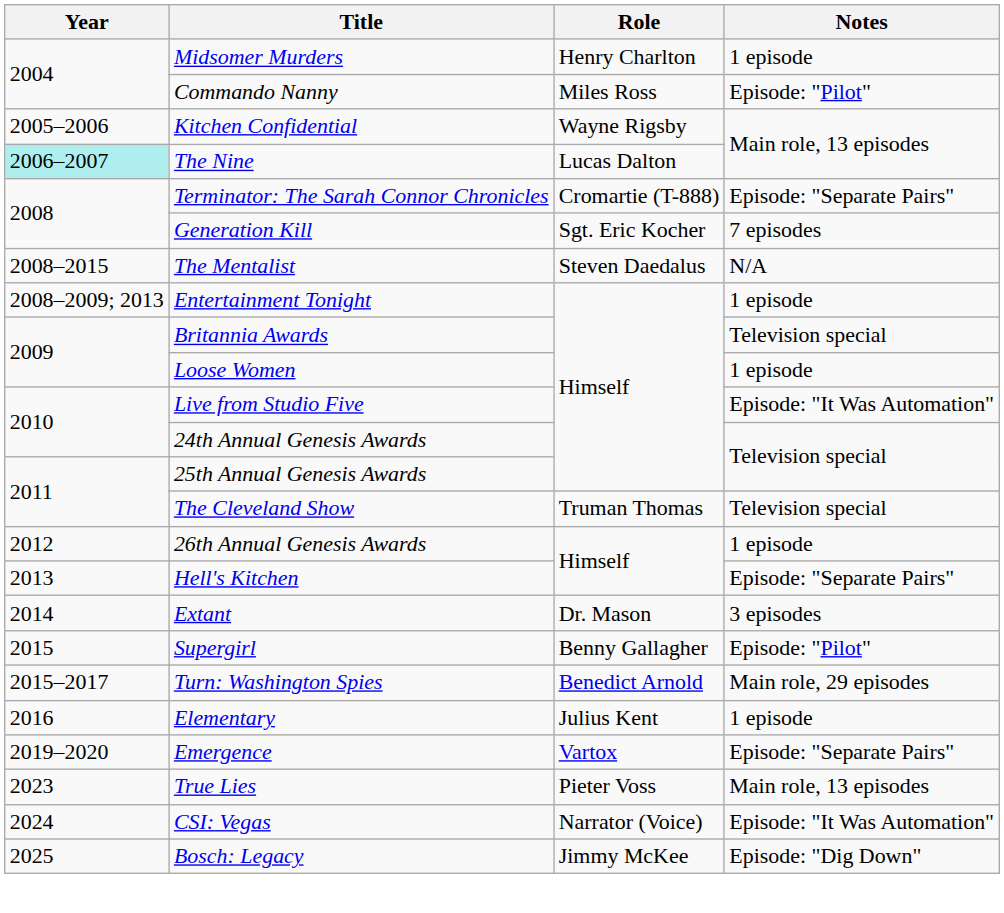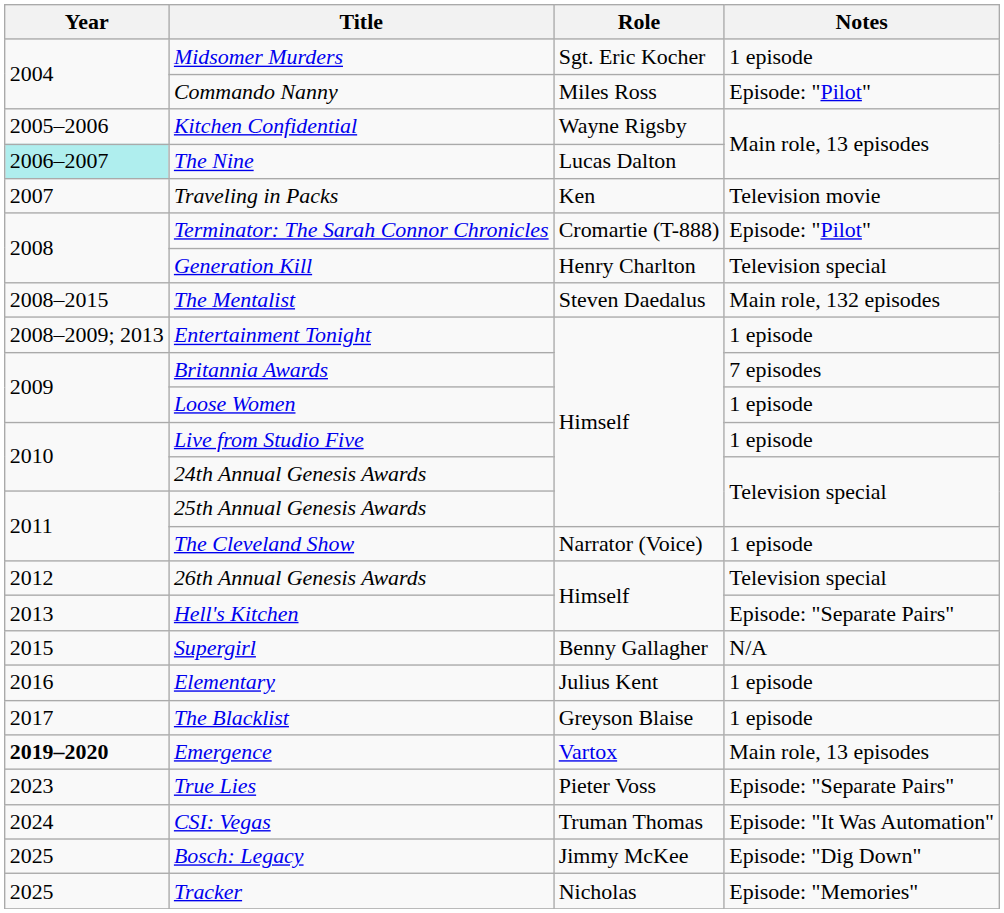(627, 56) Henry Charlton -> (632, 56) Sgt. Eric Kocher
+ row: (256, 195)
(842, 195) Episode: "Separate Pairs" -> (800, 230) Episode: "Pilot"
(632, 230) Sgt. Eric Kocher -> (627, 265) Henry Charlton
(775, 230) 7 episodes -> (808, 265) Television special
(748, 265) N/A -> (835, 299) Main role, 132 episodes
(808, 334) Television special -> (775, 369) 7 episodes
(862, 404) Episode: "It Was Automation" -> (771, 439) 1 episode
(631, 508) Truman Thomas -> (631, 543) Narrator (Voice)
(808, 508) Television special -> (771, 543) 1 episode
(771, 543) 1 episode -> (808, 578) Television special
- row: (203, 612)
(800, 647) Episode: "Pilot" -> (748, 647) N/A
- row: (278, 682)
+ row: (231, 717)
(59, 751) normal -> (59, 751) bold
(842, 751) Episode: "Separate Pairs" -> (829, 751) Main role, 13 episodes
(829, 786) Main role, 13 episodes -> (842, 786) Episode: "Separate Pairs"
(631, 821) Narrator (Voice) -> (631, 821) Truman Thomas
+ row: (208, 890)
